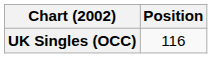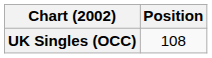(173, 40) 116 -> (173, 40) 108
